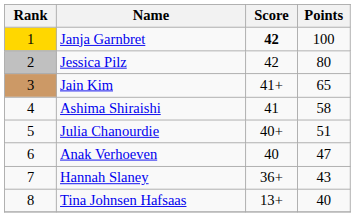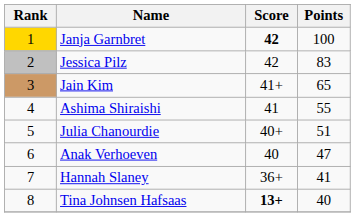(324, 62) 80 -> (324, 62) 83
(324, 108) 58 -> (324, 108) 55
(324, 177) 43 -> (324, 177) 41
(271, 200) normal -> (271, 200) bold
